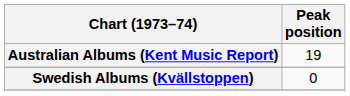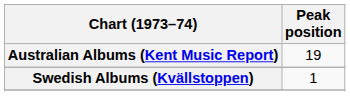(313, 78) 0 -> (313, 78) 1
